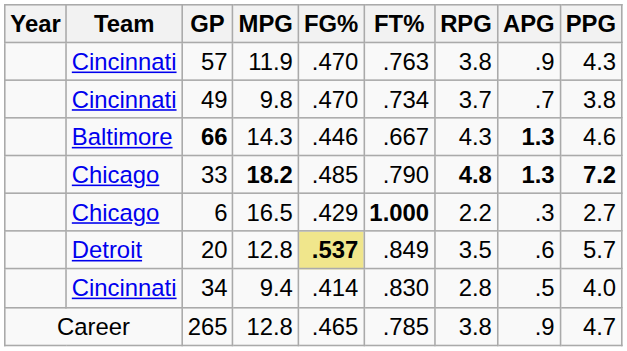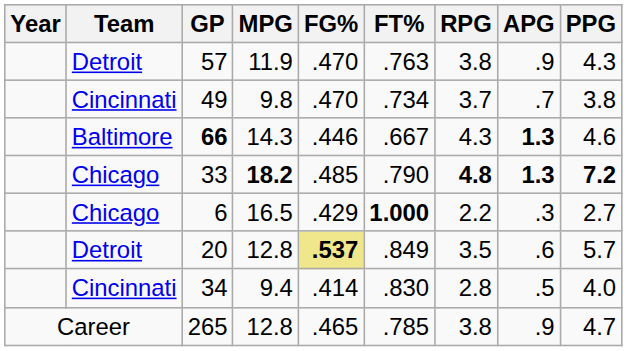(124, 62) Cincinnati -> (107, 62) Detroit
